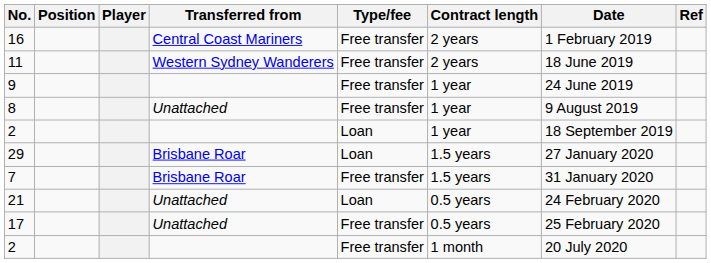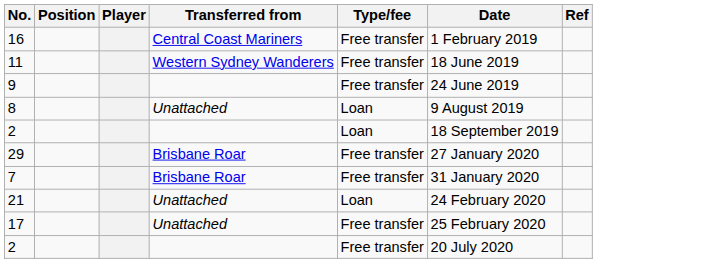- column: (484, 16)
(382, 108) Free transfer -> (357, 108) Loan
(357, 154) Loan -> (382, 154) Free transfer
